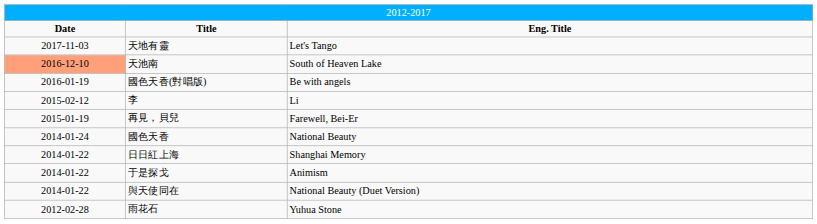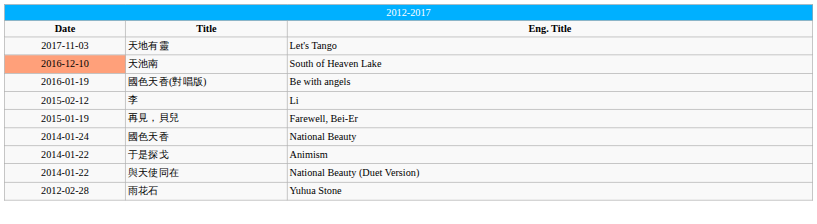- row: (154, 154)
